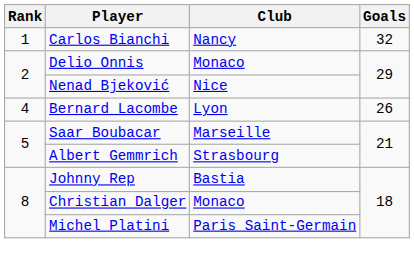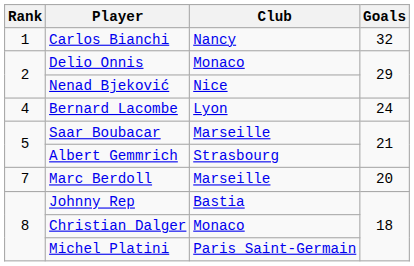(385, 109) 26 -> (385, 109) 24
+ row: (101, 179)
